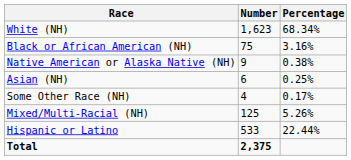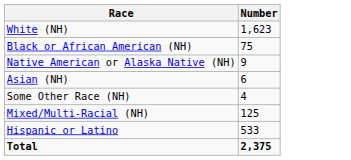- column: (313, 13)
